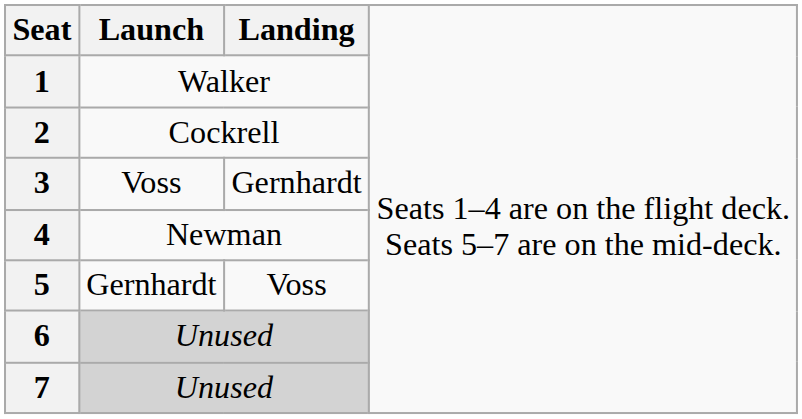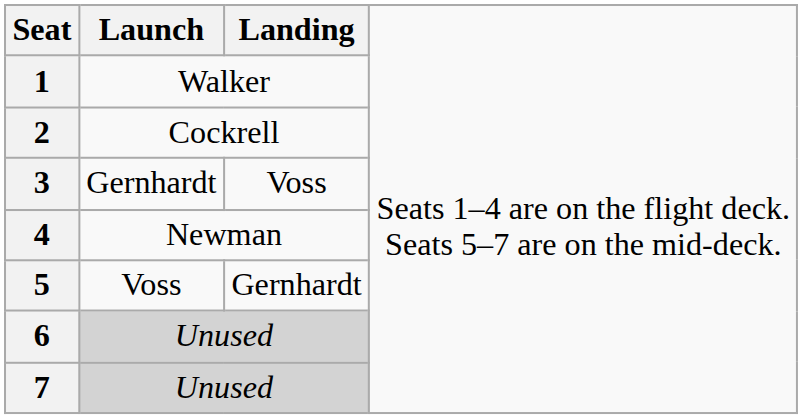(151, 183) Voss -> (151, 183) Gernhardt
(297, 183) Gernhardt -> (297, 183) Voss
(151, 285) Gernhardt -> (151, 285) Voss
(297, 285) Voss -> (297, 285) Gernhardt
